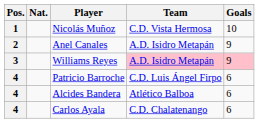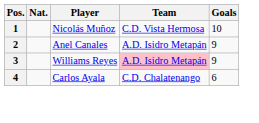(229, 61) pink background -> (214, 61) no background
- row: (88, 77)
- row: (87, 93)
